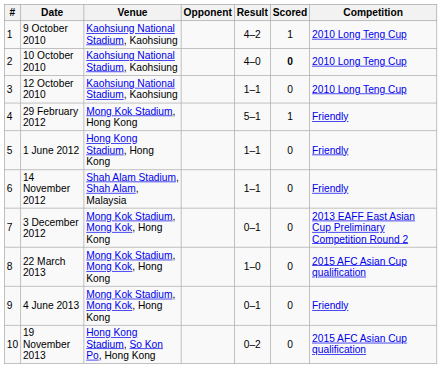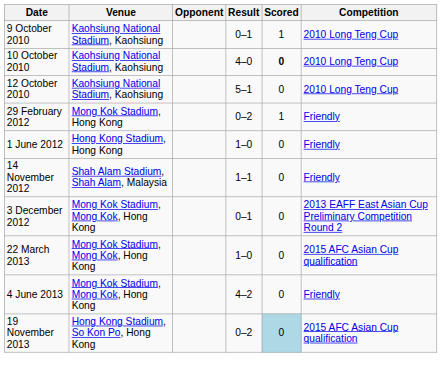- column: (12, 13)
(252, 35) 4–2 -> (244, 35) 0–1
(252, 90) 1–1 -> (244, 90) 5–1
(252, 117) 5–1 -> (244, 117) 0–2
(252, 150) 1–1 -> (244, 145) 1–0
(252, 306) 0–1 -> (244, 295) 4–2
(290, 345) no background -> (281, 333) lightblue background
